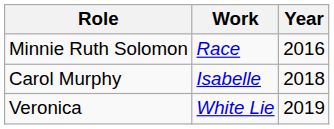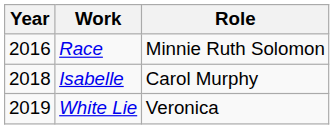columns swapped: (304, 19) <-> (98, 19)
